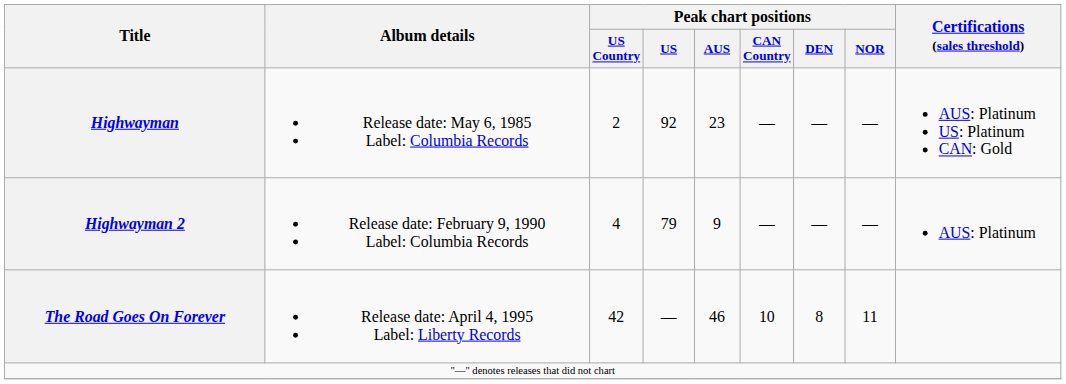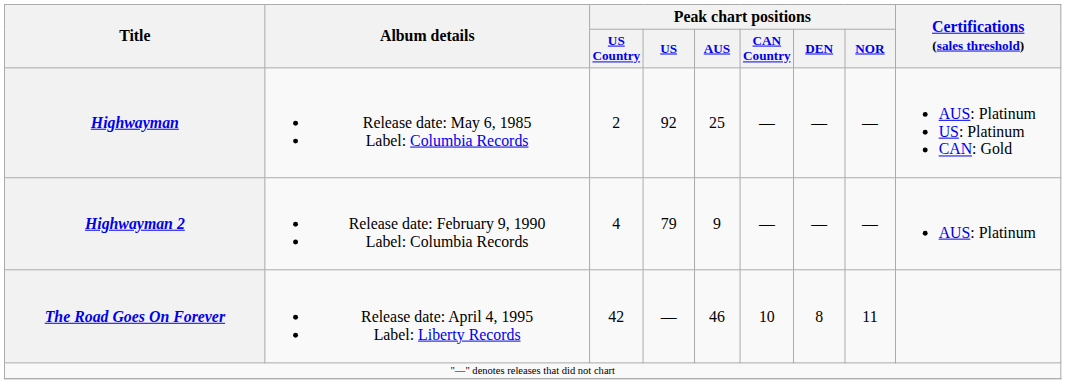(717, 122) 23 -> (717, 122) 25
